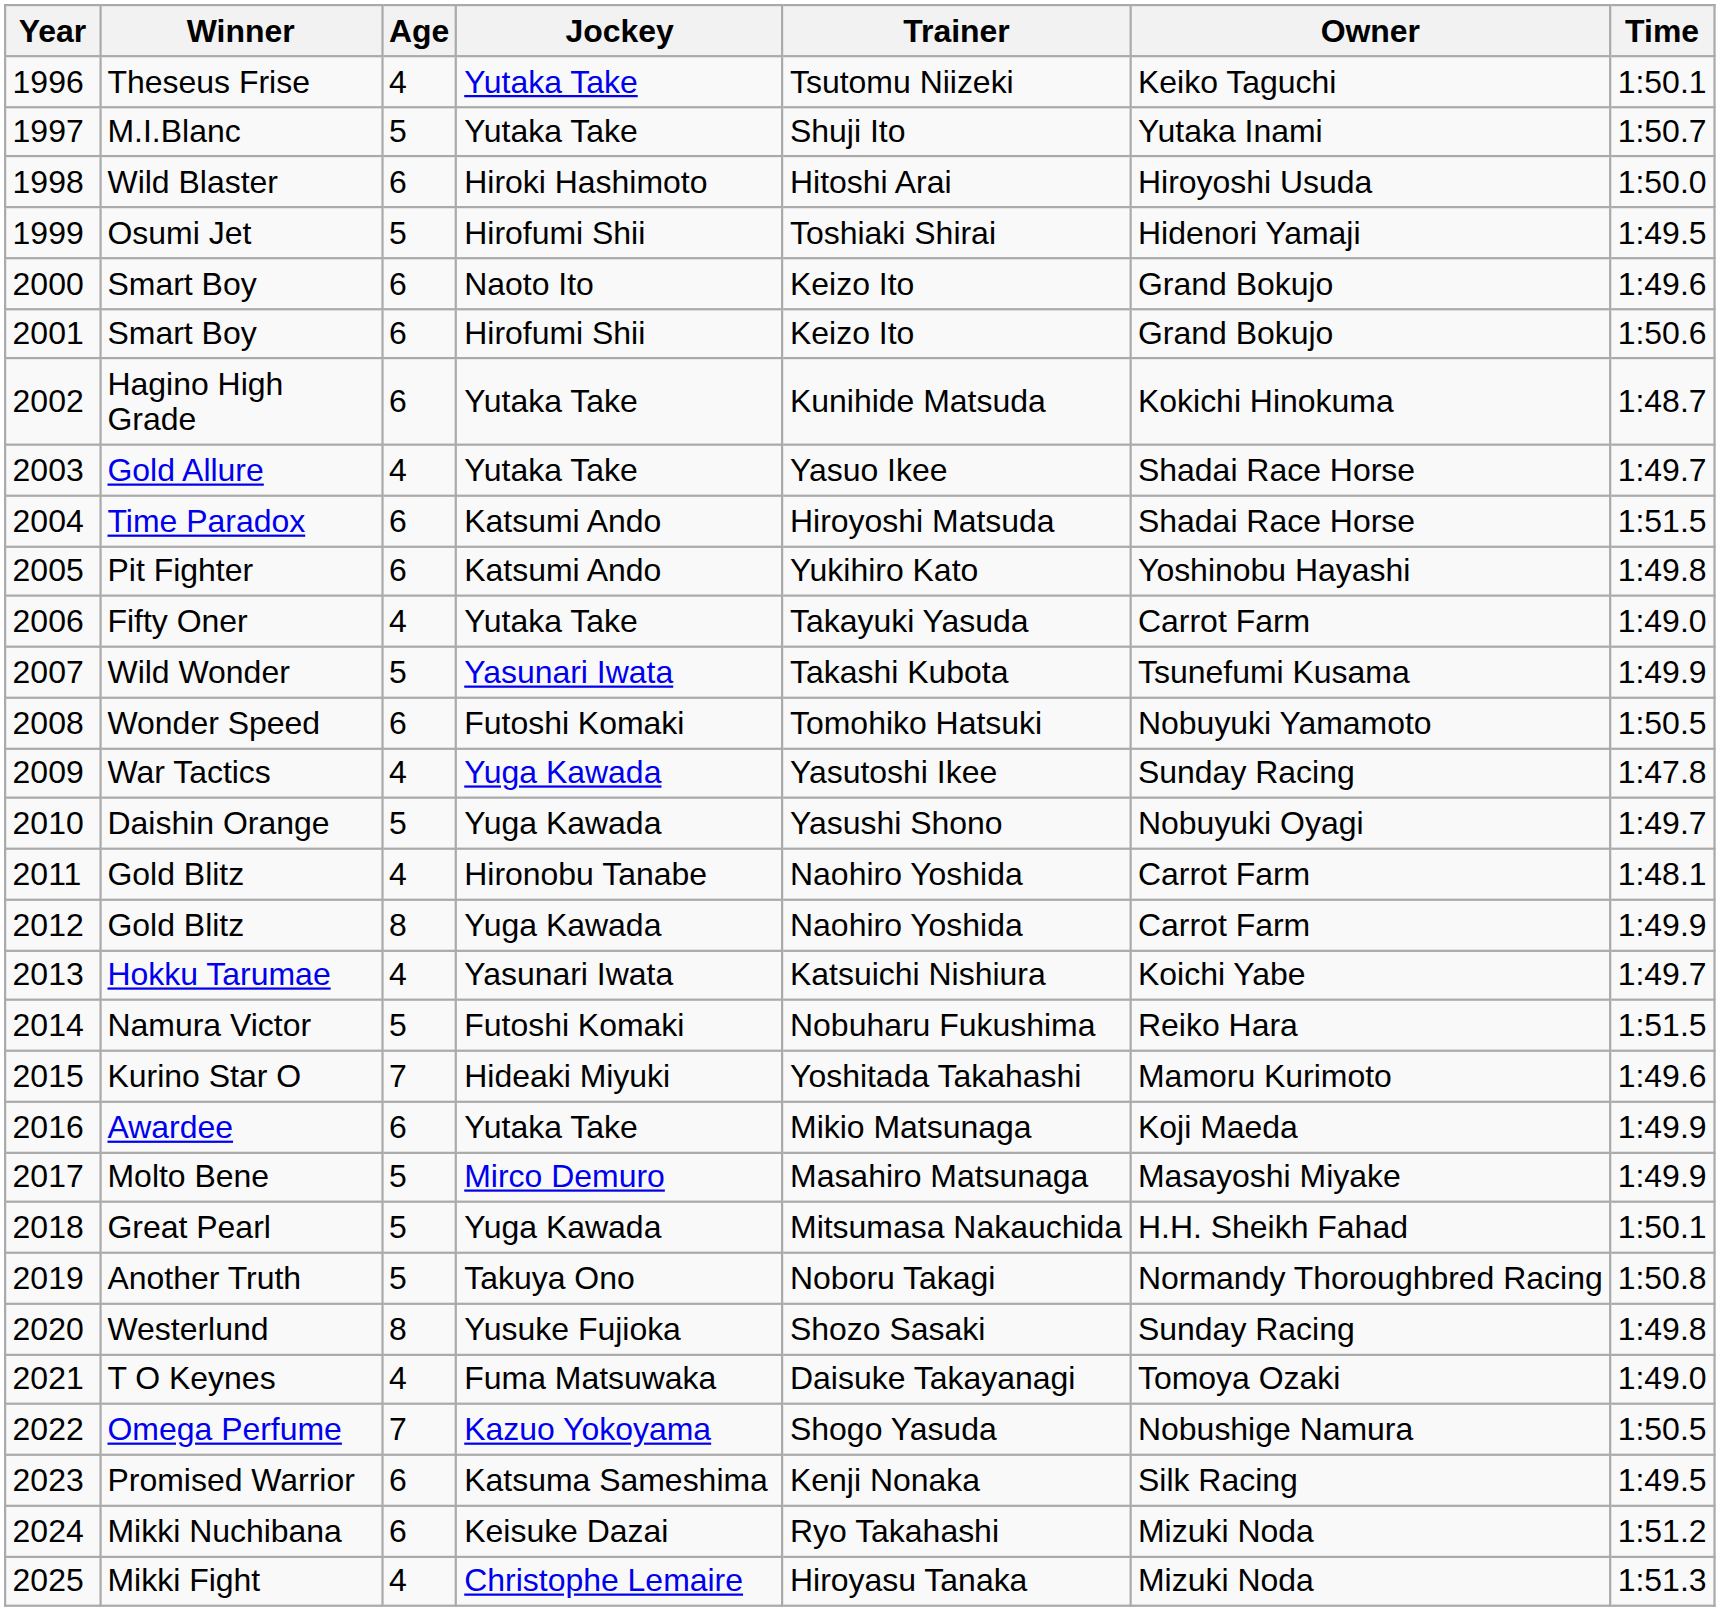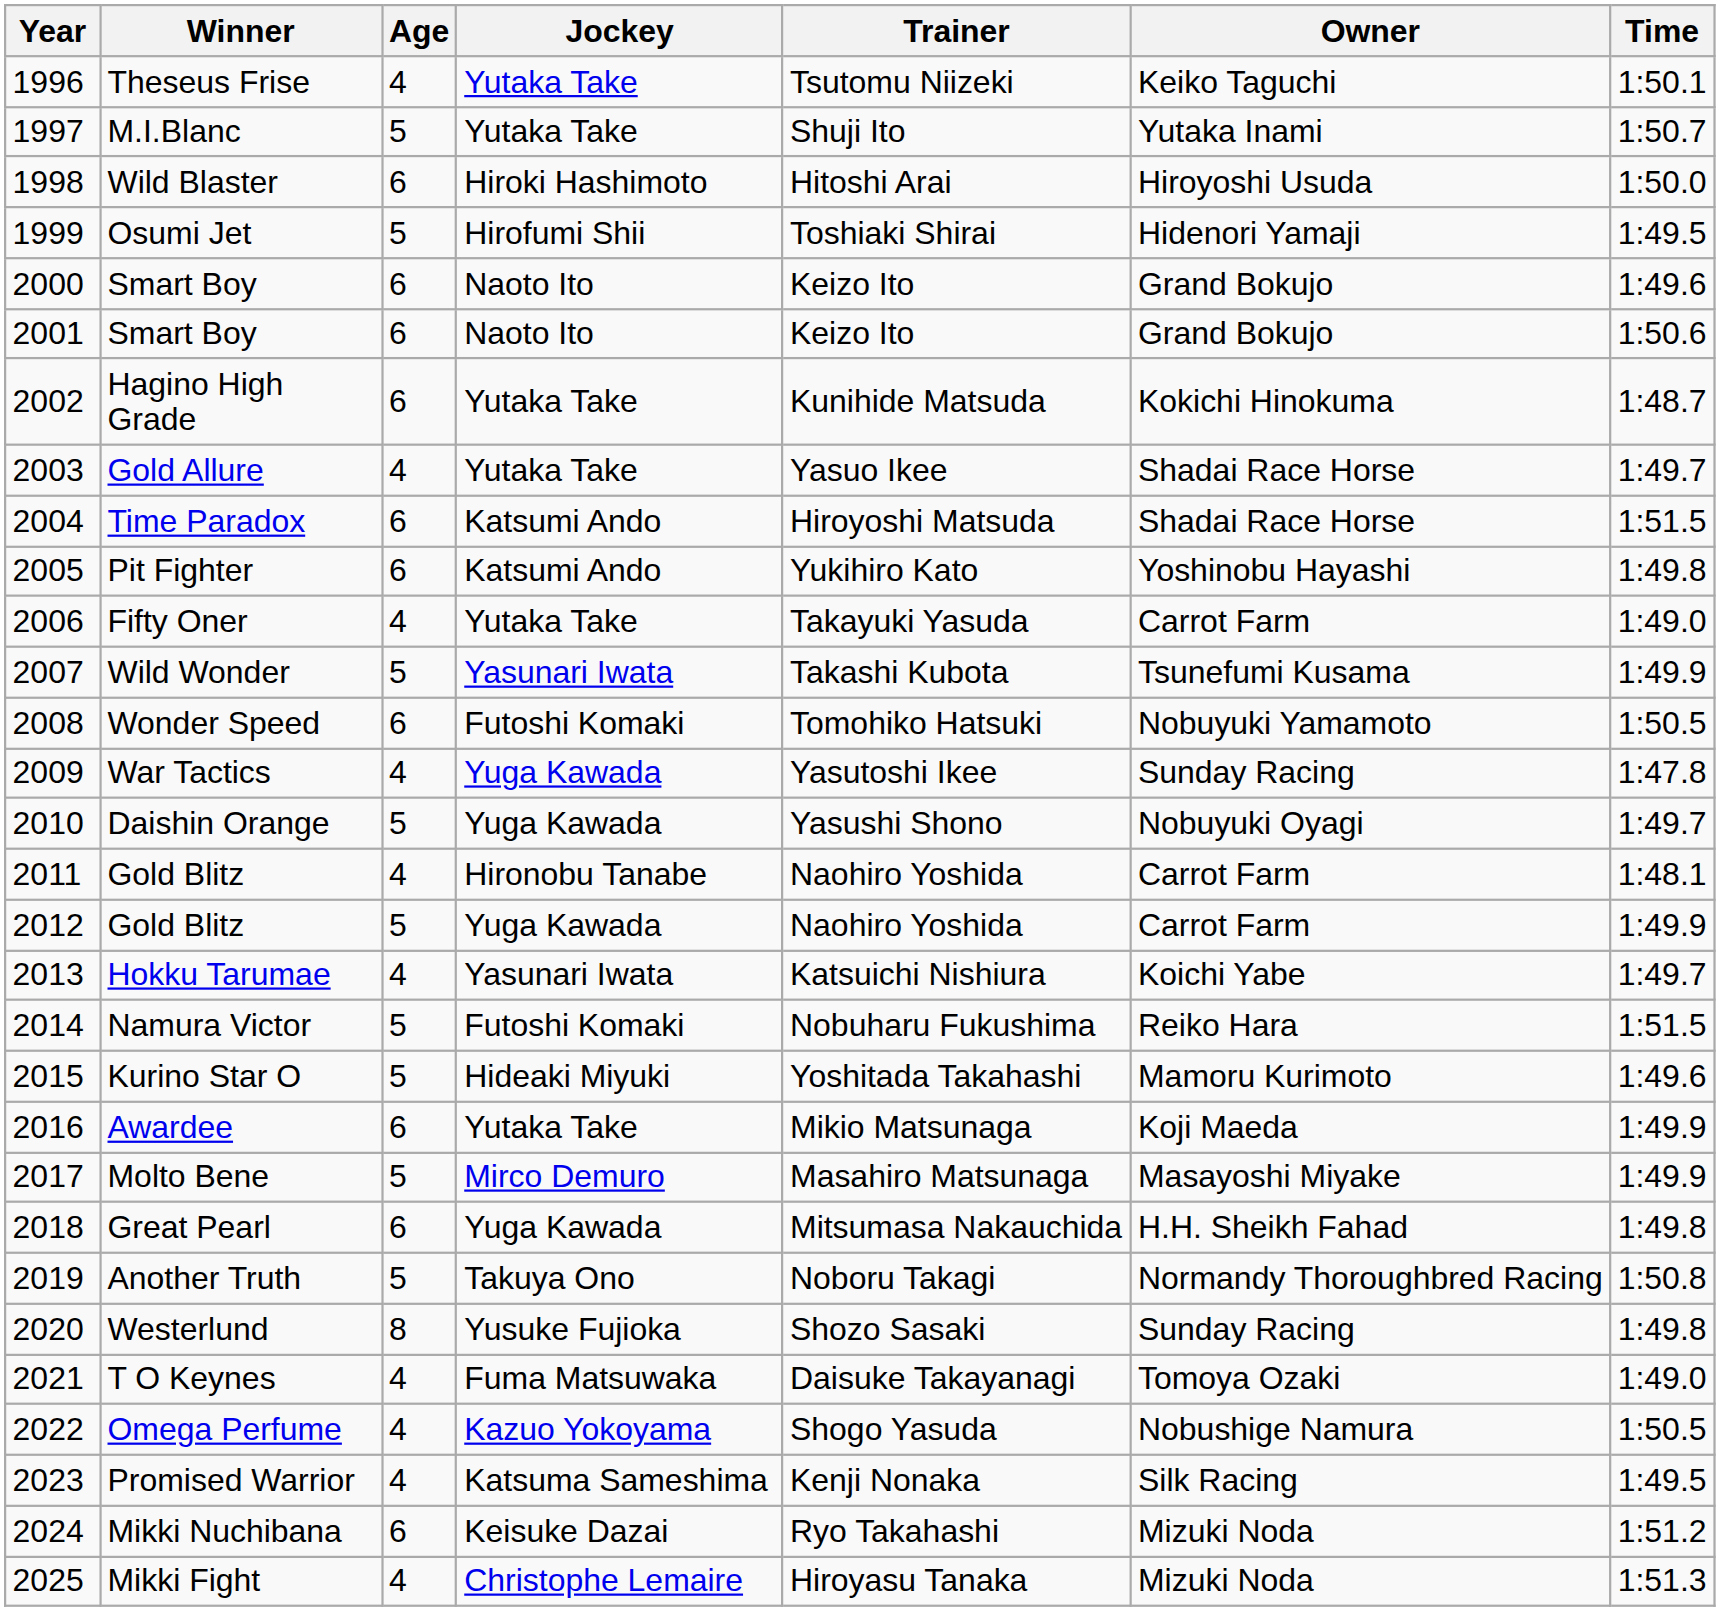(555, 334) Hirofumi Shii -> (529, 334) Naoto Ito
(398, 925) 8 -> (398, 925) 5
(398, 1076) 7 -> (398, 1076) 5
(398, 1228) 5 -> (398, 1228) 6
(1662, 1228) 1:50.1 -> (1662, 1228) 1:49.8
(398, 1430) 7 -> (398, 1430) 4
(398, 1480) 6 -> (398, 1480) 4
